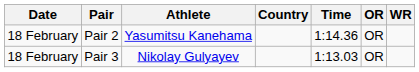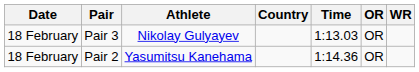rows swapped: (101, 35) <-> (101, 56)
